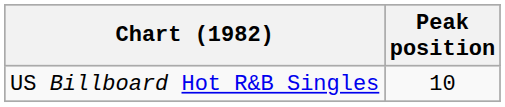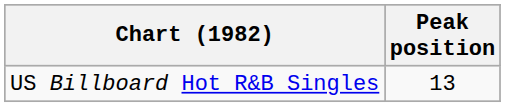(442, 84) 10 -> (442, 84) 13
